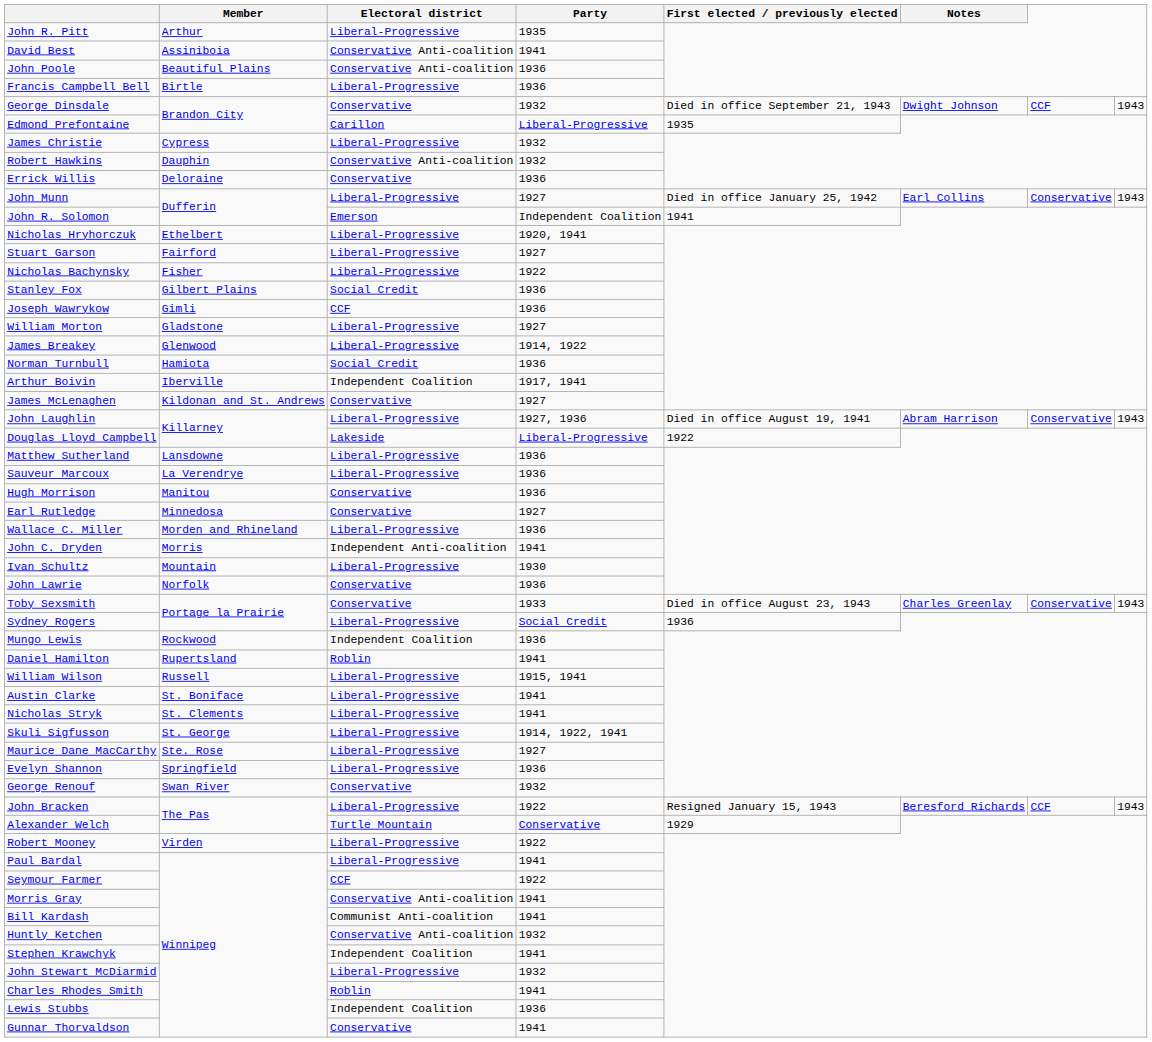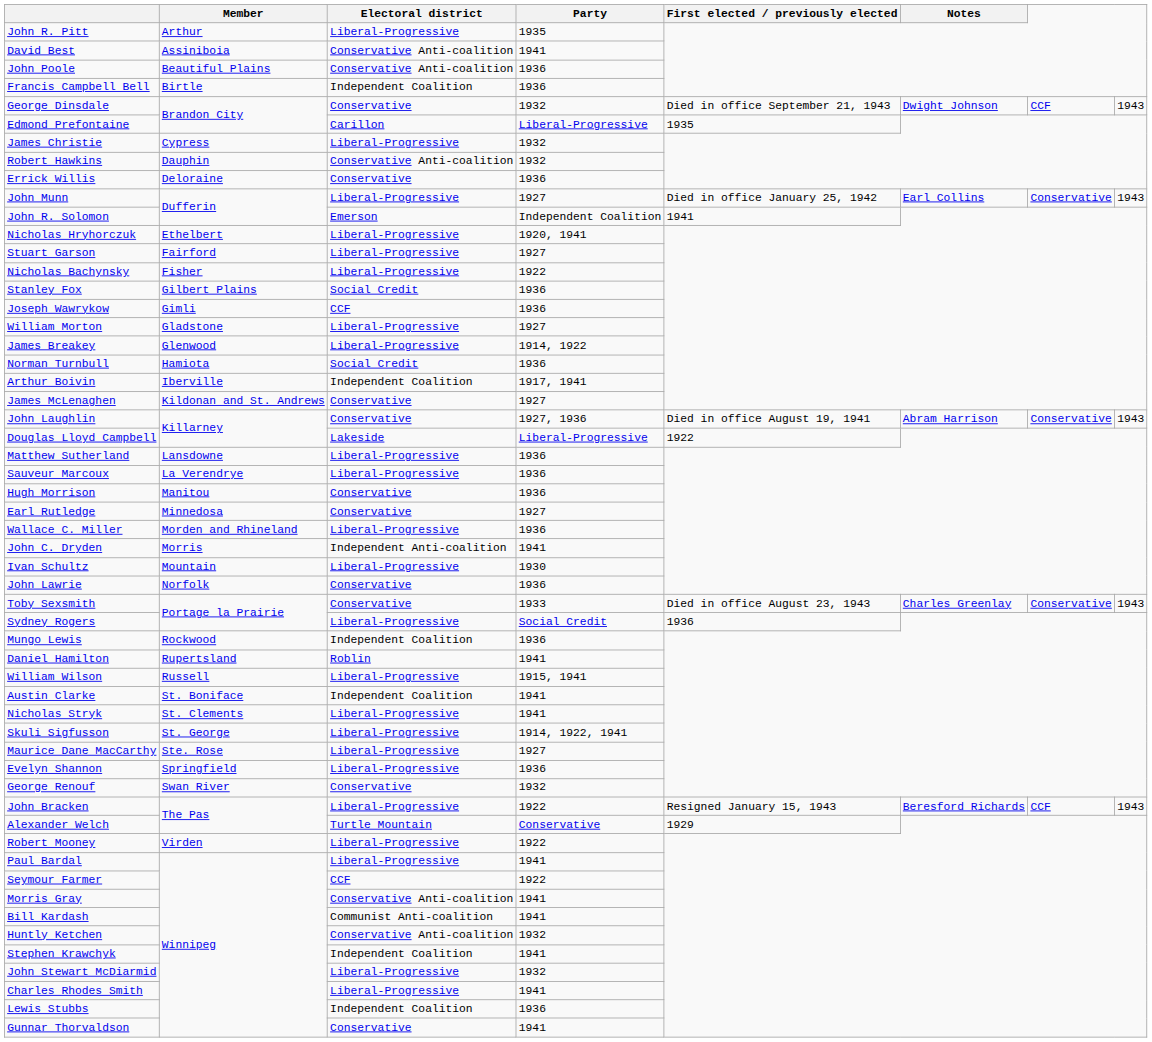(395, 87) Liberal-Progressive -> (401, 87) Independent Coalition
(395, 419) Liberal-Progressive -> (371, 419) Conservative
(395, 696) Liberal-Progressive -> (401, 696) Independent Coalition
(350, 991) Roblin -> (395, 991) Liberal-Progressive
